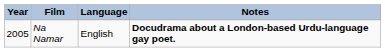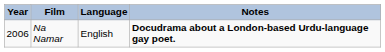(18, 33) 2005 -> (18, 33) 2006
